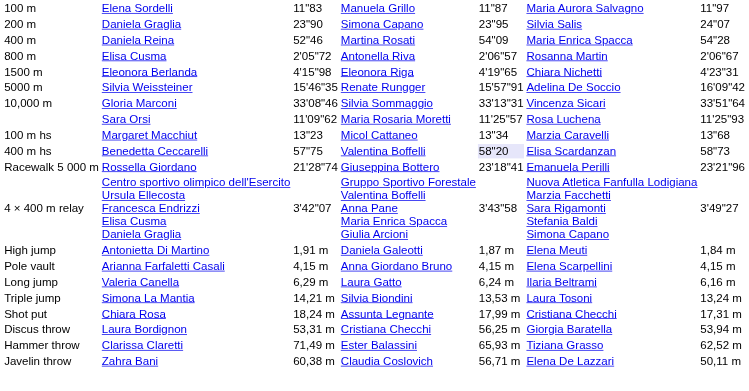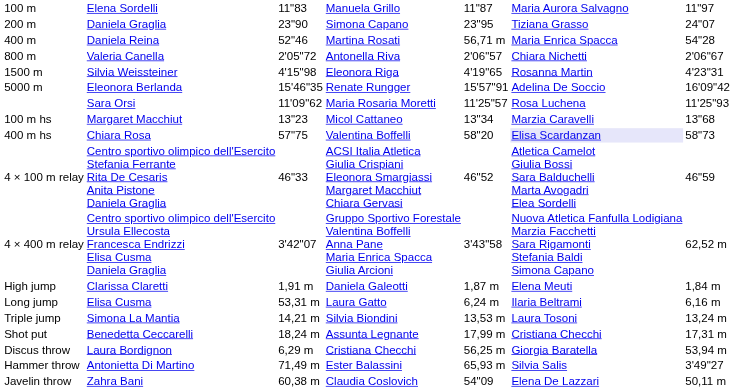(554, 24) Silvia Salis -> (550, 24) Tiziana Grasso
(494, 40) 54"09 -> (485, 40) 56,71 m
(134, 56) Elisa Cusma -> (125, 56) Valeria Canella
(567, 56) Rosanna Martin -> (549, 56) Chiara Nichetti
(150, 72) Eleonora Berlanda -> (132, 72) Silvia Weissteiner
(564, 72) Chiara Nichetti -> (552, 72) Rosanna Martin
(147, 87) Silvia Weissteiner -> (134, 87) Eleonora Berlanda
- row: (28, 103)
(155, 151) Benedetta Ceccarelli -> (119, 135) Chiara Rosa
(494, 151) lavender background -> (479, 135) no background
(571, 151) no background -> (556, 135) lavender background
- row: (52, 167)
+ row: (44, 177)
(719, 208) 3'49"27 -> (706, 244) 62,52 m
(156, 250) Antonietta Di Martino -> (127, 286) Clarissa Claretti
- row: (29, 266)
(140, 282) Valeria Canella -> (119, 302) Elisa Cusma
(311, 282) 6,29 m -> (299, 302) 53,31 m
(134, 314) Chiara Rosa -> (140, 334) Benedetta Ceccarelli
(314, 329) 53,31 m -> (296, 350) 6,29 m
(142, 345) Clarissa Claretti -> (141, 365) Antonietta Di Martino
(565, 345) Tiziana Grasso -> (539, 365) Silvia Salis
(721, 345) 62,52 m -> (704, 365) 3'49"27
(500, 361) 56,71 m -> (479, 381) 54"09
